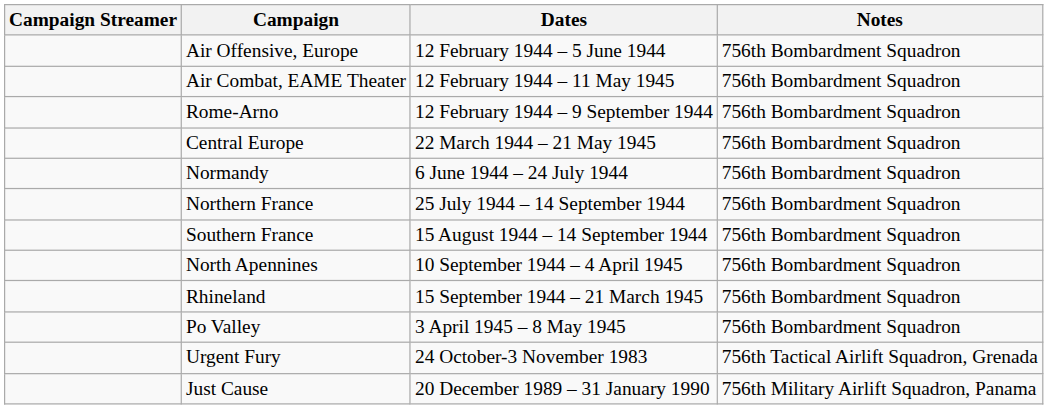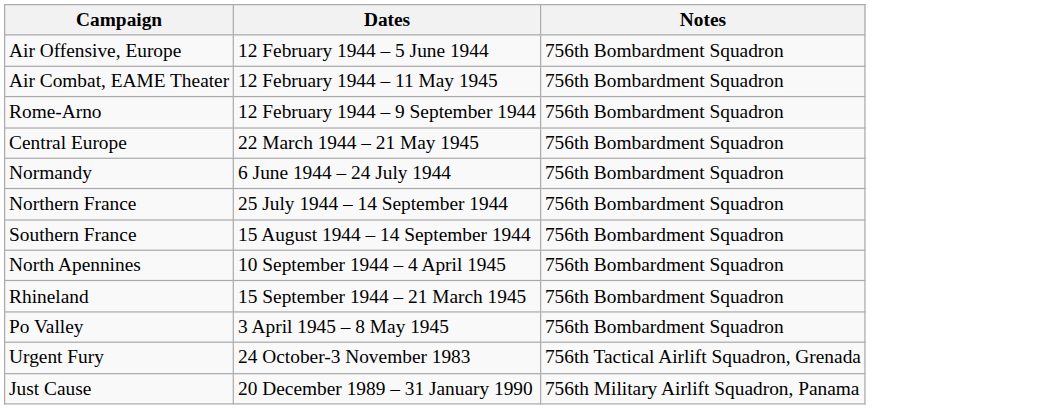- column: (93, 19)
